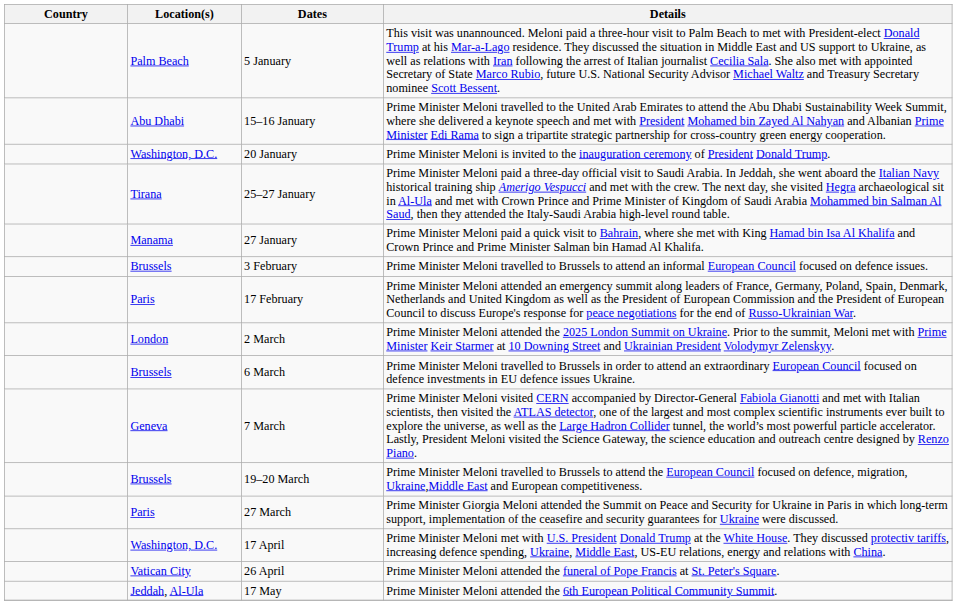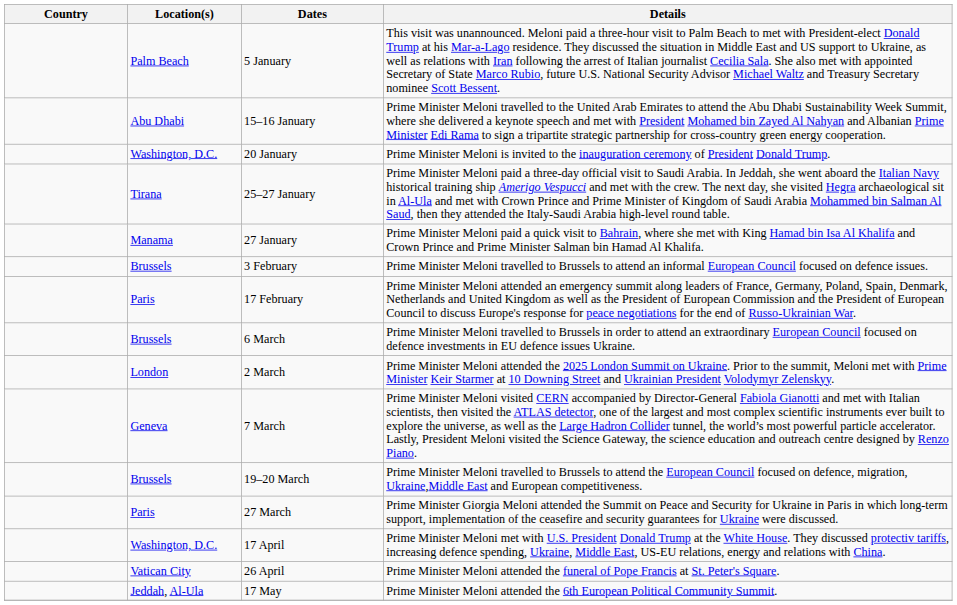rows swapped: (265, 339) <-> (265, 372)
